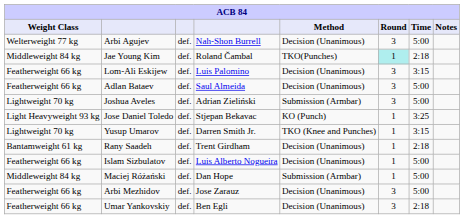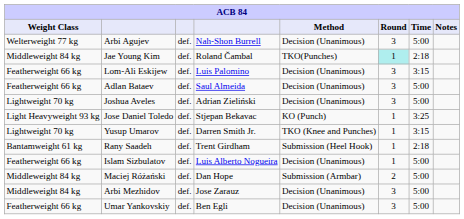(321, 101) Submission (Armbar) -> (323, 101) Decision (Unanimous)
(323, 146) Decision (Unanimous) -> (327, 146) Submission (Heel Hook)
(394, 176) 1 -> (394, 176) 2
(44, 191) Featherweight 66 kg -> (43, 191) Middleweight 84 kg
(421, 206) 2:18 -> (421, 206) 5:00
